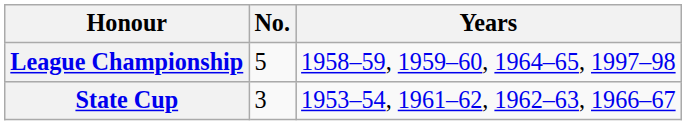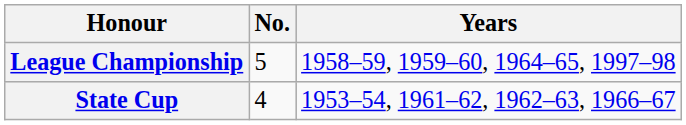(260, 100) 3 -> (260, 100) 4
